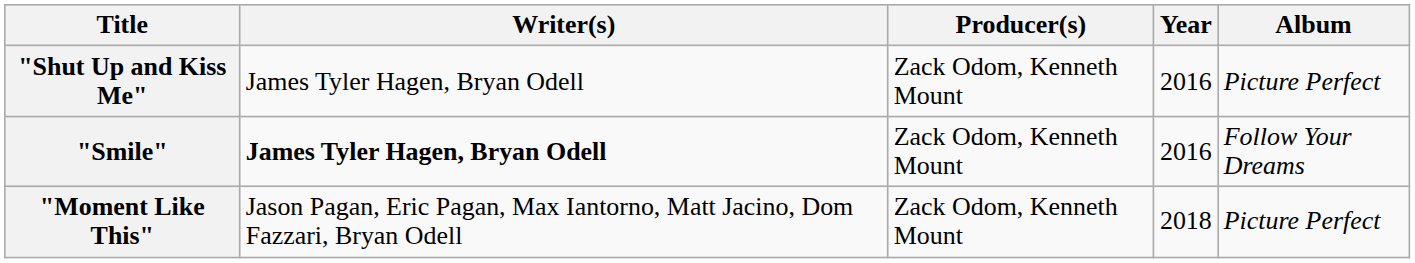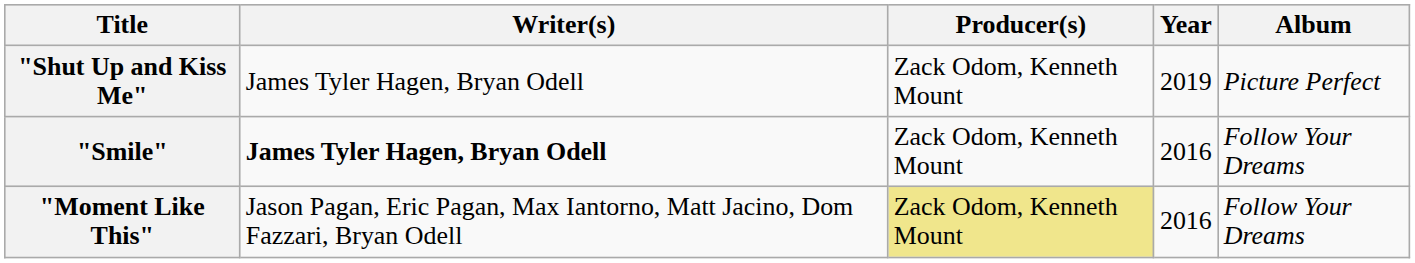(1186, 80) 2016 -> (1186, 80) 2019
(1006, 221) no background -> (1006, 221) khaki background
(1186, 221) 2018 -> (1186, 221) 2016
(1302, 221) Picture Perfect -> (1288, 221) Follow Your Dreams
